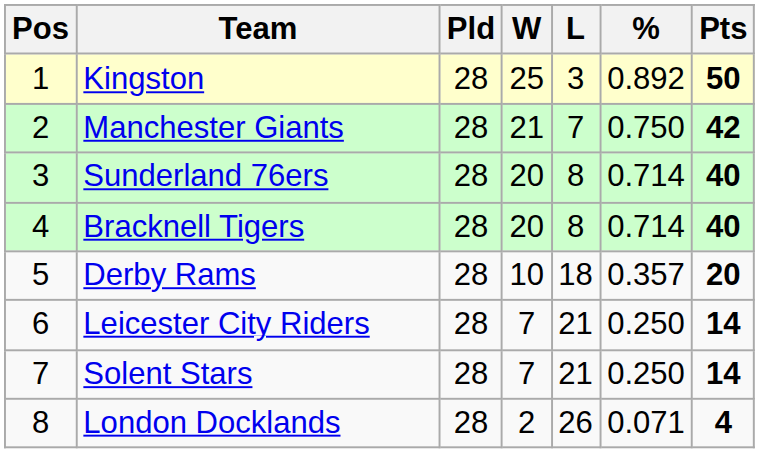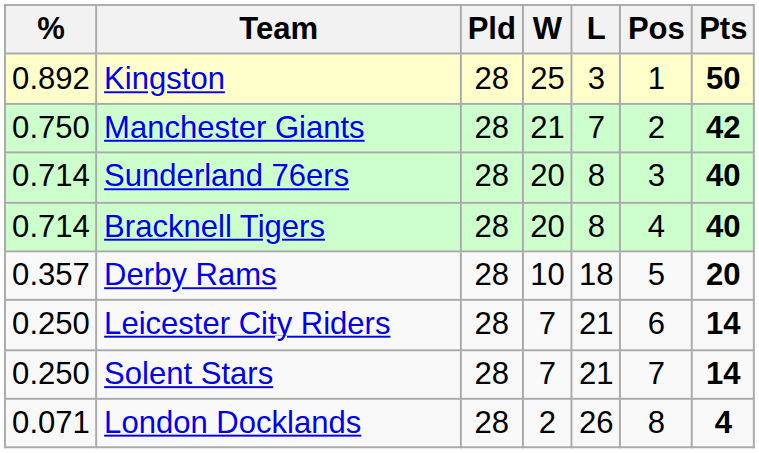columns swapped: (41, 29) <-> (646, 29)
